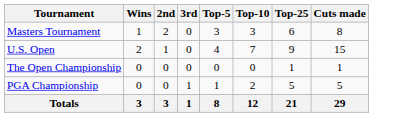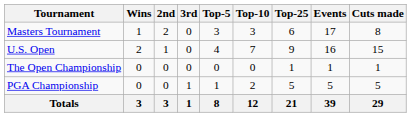+ column: (330, 13)
